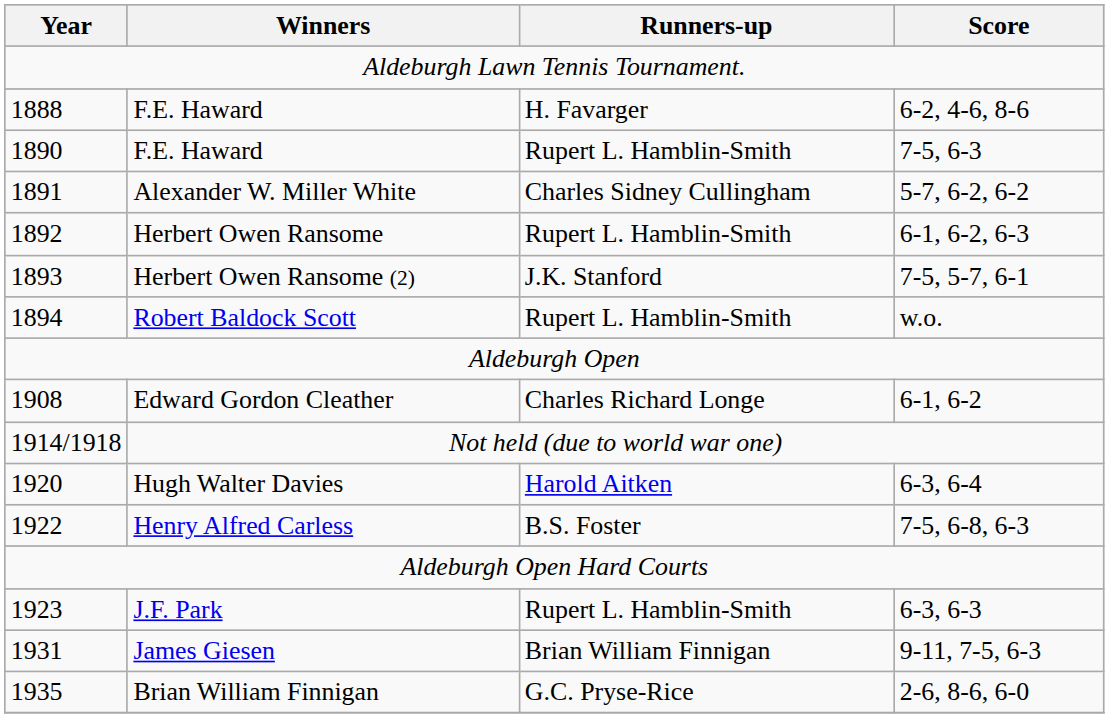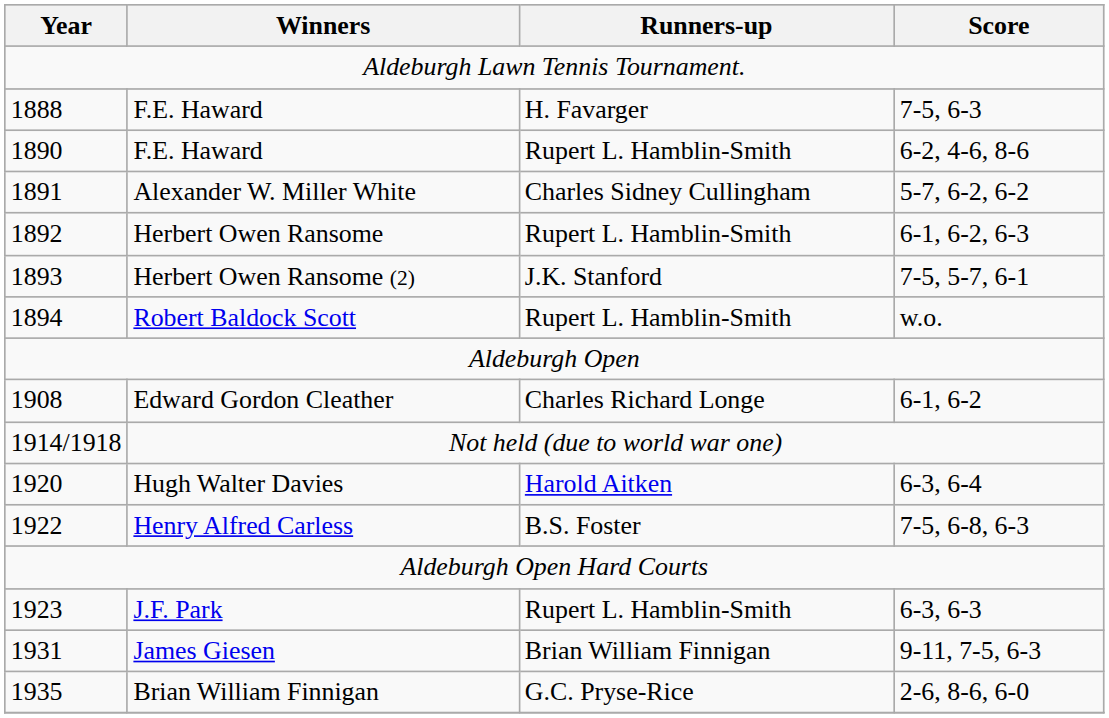(964, 108) 6-2, 4-6, 8-6 -> (941, 108) 7-5, 6-3
(941, 149) 7-5, 6-3 -> (964, 149) 6-2, 4-6, 8-6
